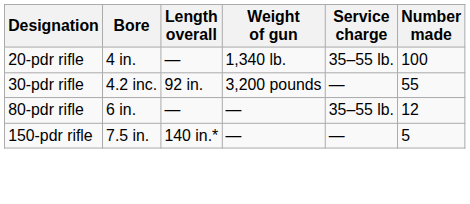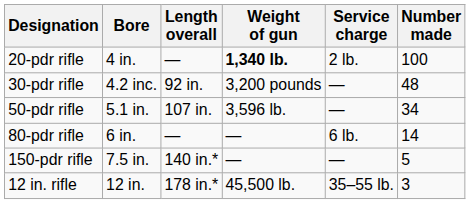(256, 60) normal -> (257, 60) bold
(361, 60) 35–55 lb. -> (344, 60) 2 lb.
(410, 85) 55 -> (410, 85) 48
+ row: (46, 110)
(361, 110) 35–55 lb. -> (344, 135) 6 lb.
(410, 110) 12 -> (410, 135) 14
+ row: (42, 185)
